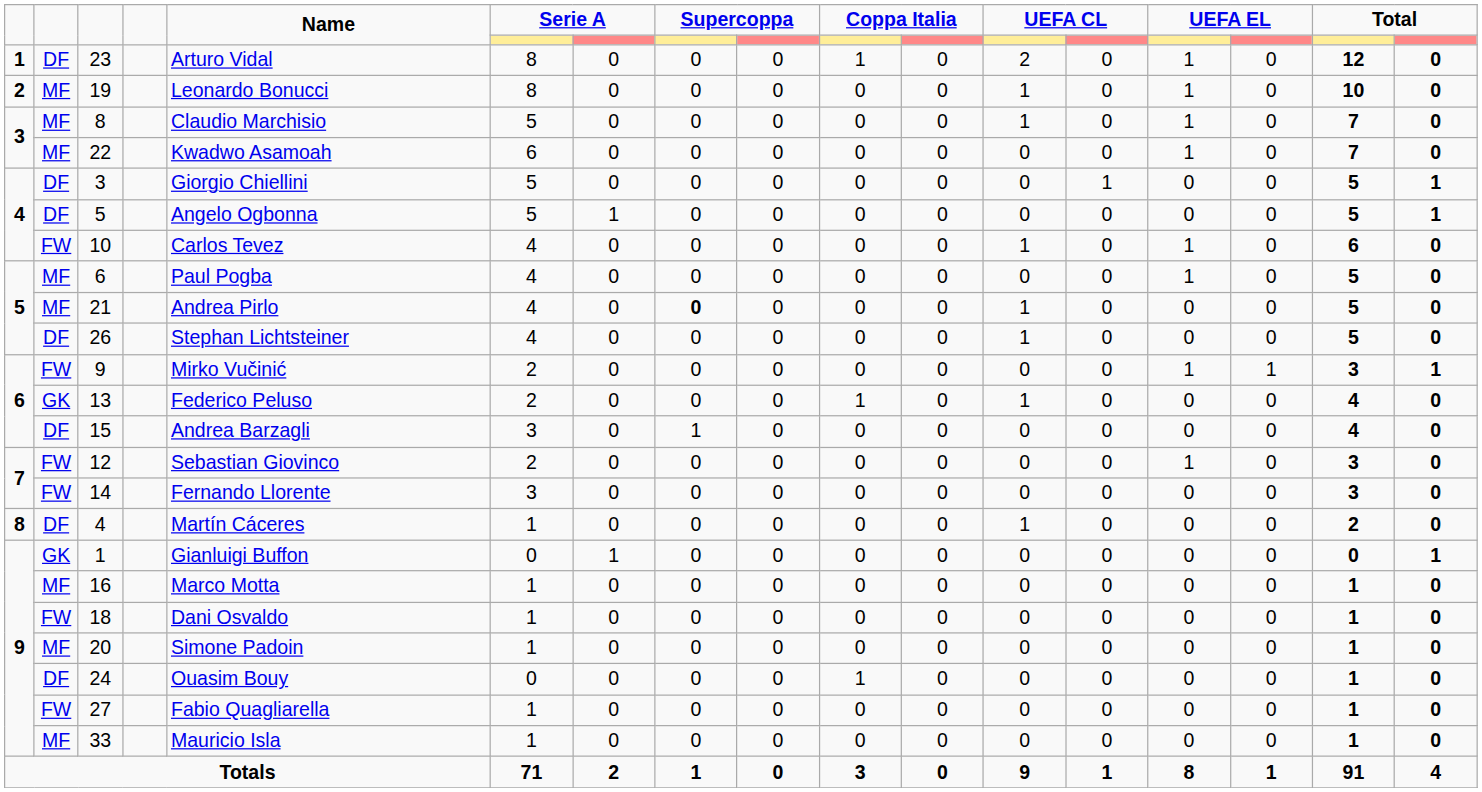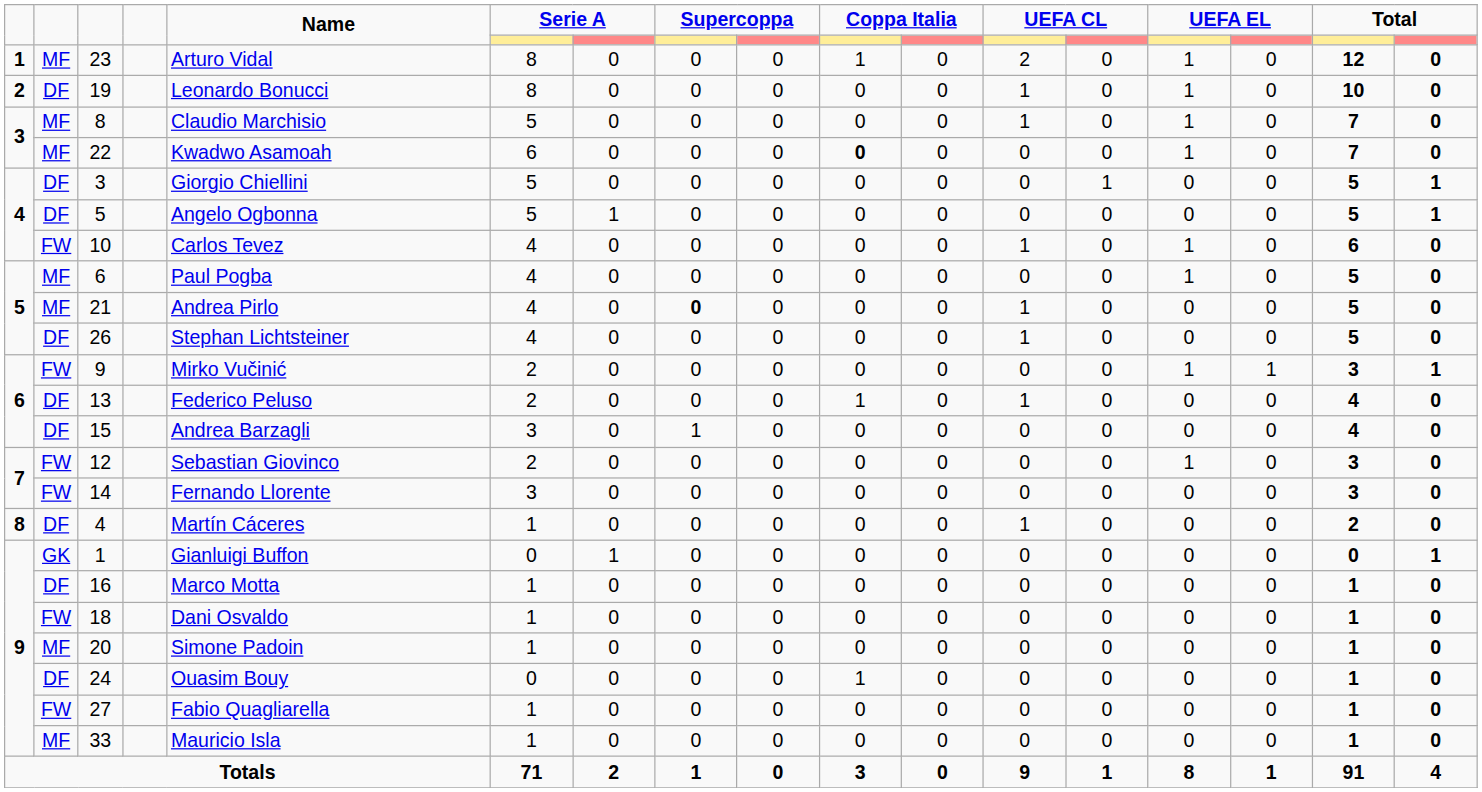(56, 59) DF -> (56, 59) MF
(56, 90) MF -> (56, 90) DF
(860, 152) normal -> (860, 152) bold
(56, 400) GK -> (56, 400) DF
(56, 586) MF -> (56, 586) DF
